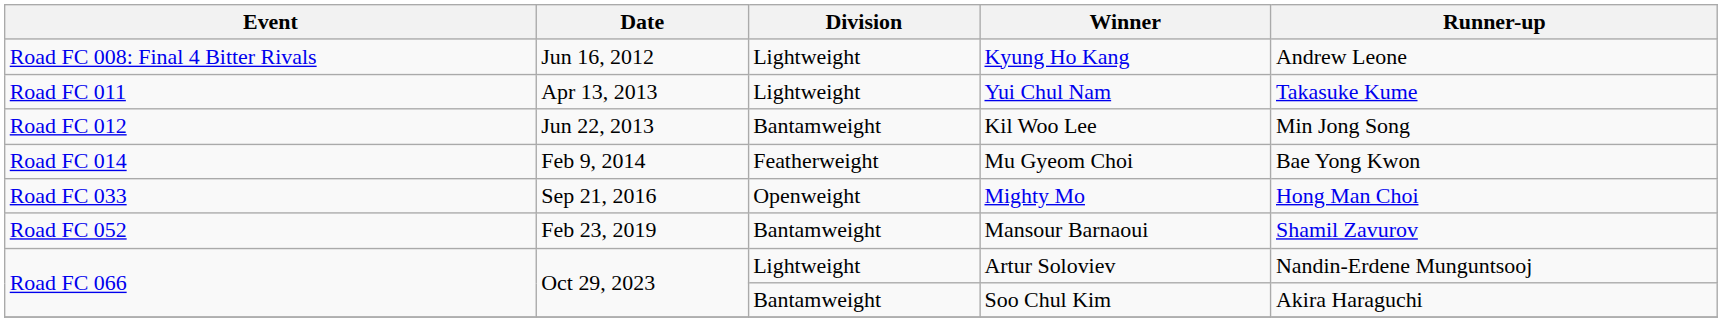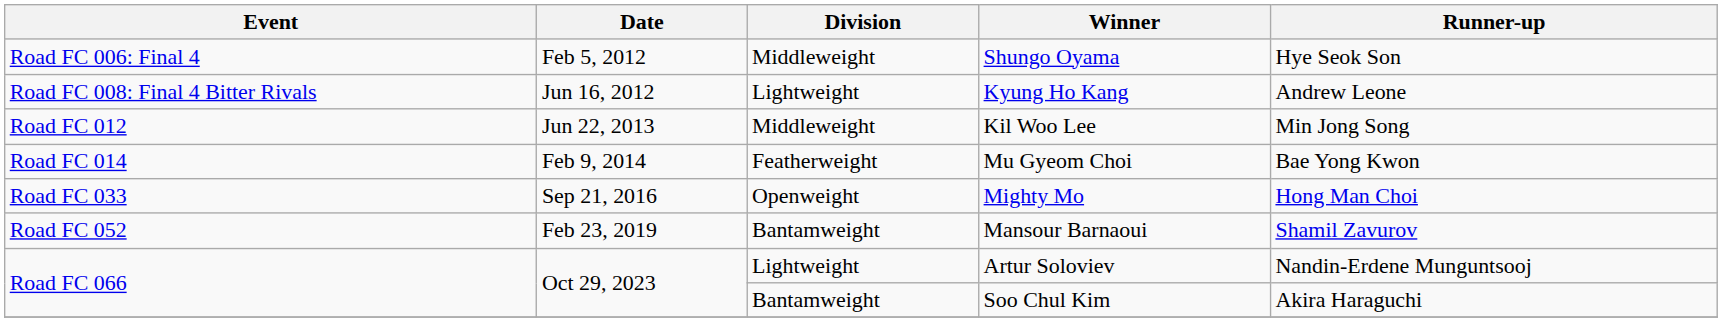+ row: (1051, 56)
- row: (1048, 91)
(817, 126) Bantamweight -> (814, 126) Middleweight
